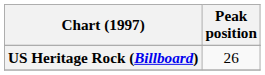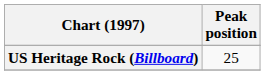(231, 57) 26 -> (231, 57) 25
